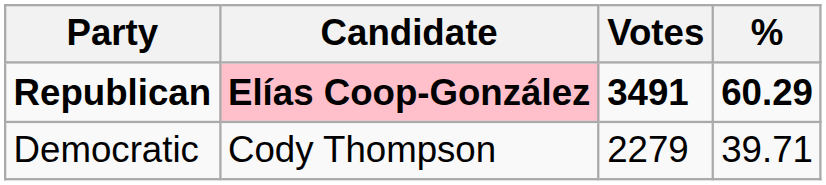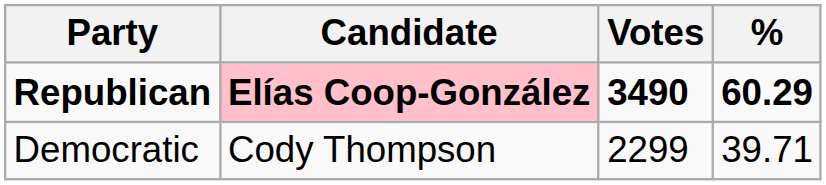(648, 91) 3491 -> (648, 91) 3490
(648, 149) 2279 -> (648, 149) 2299
